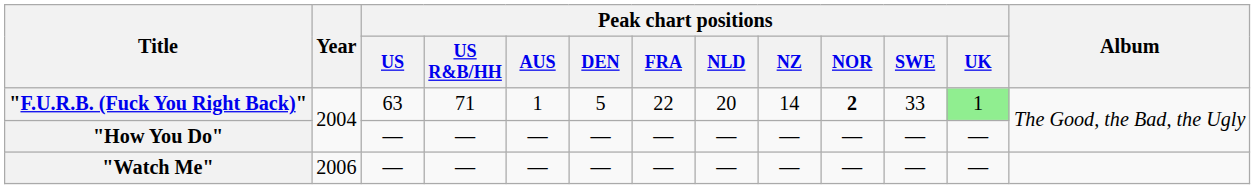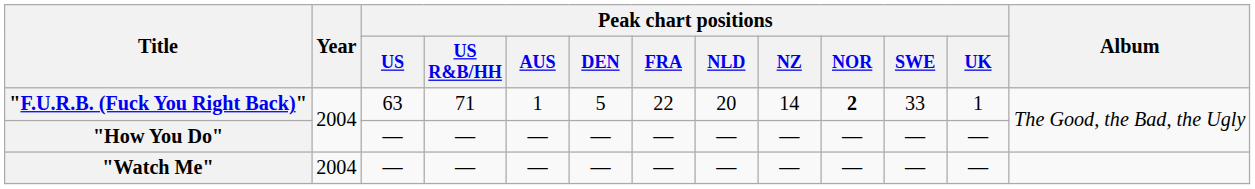(978, 103) lightgreen background -> (978, 103) no background
(336, 167) 2006 -> (336, 167) 2004
